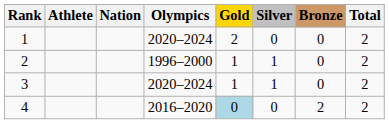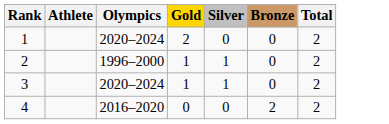- column: (120, 15)
(234, 107) lightblue background -> (186, 107) no background
